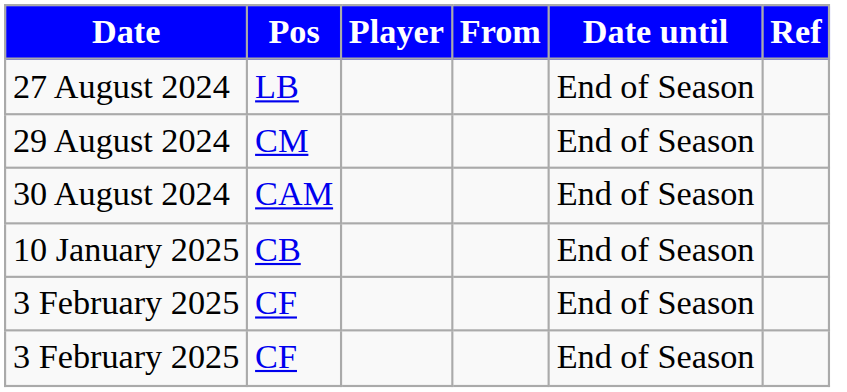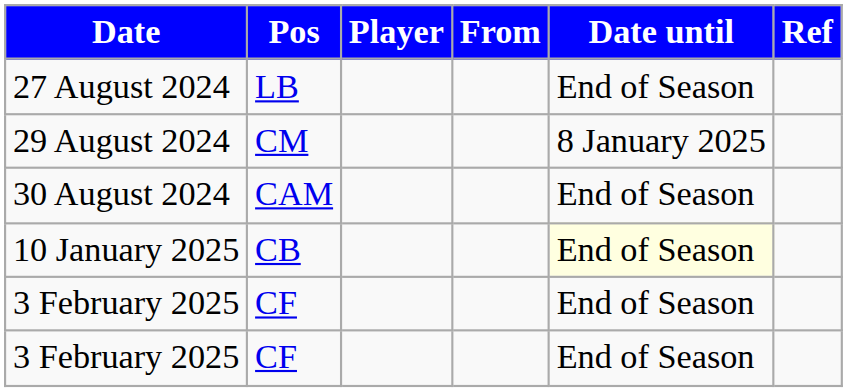(656, 140) End of Season -> (661, 140) 8 January 2025
(656, 248) no background -> (656, 248) lightyellow background
